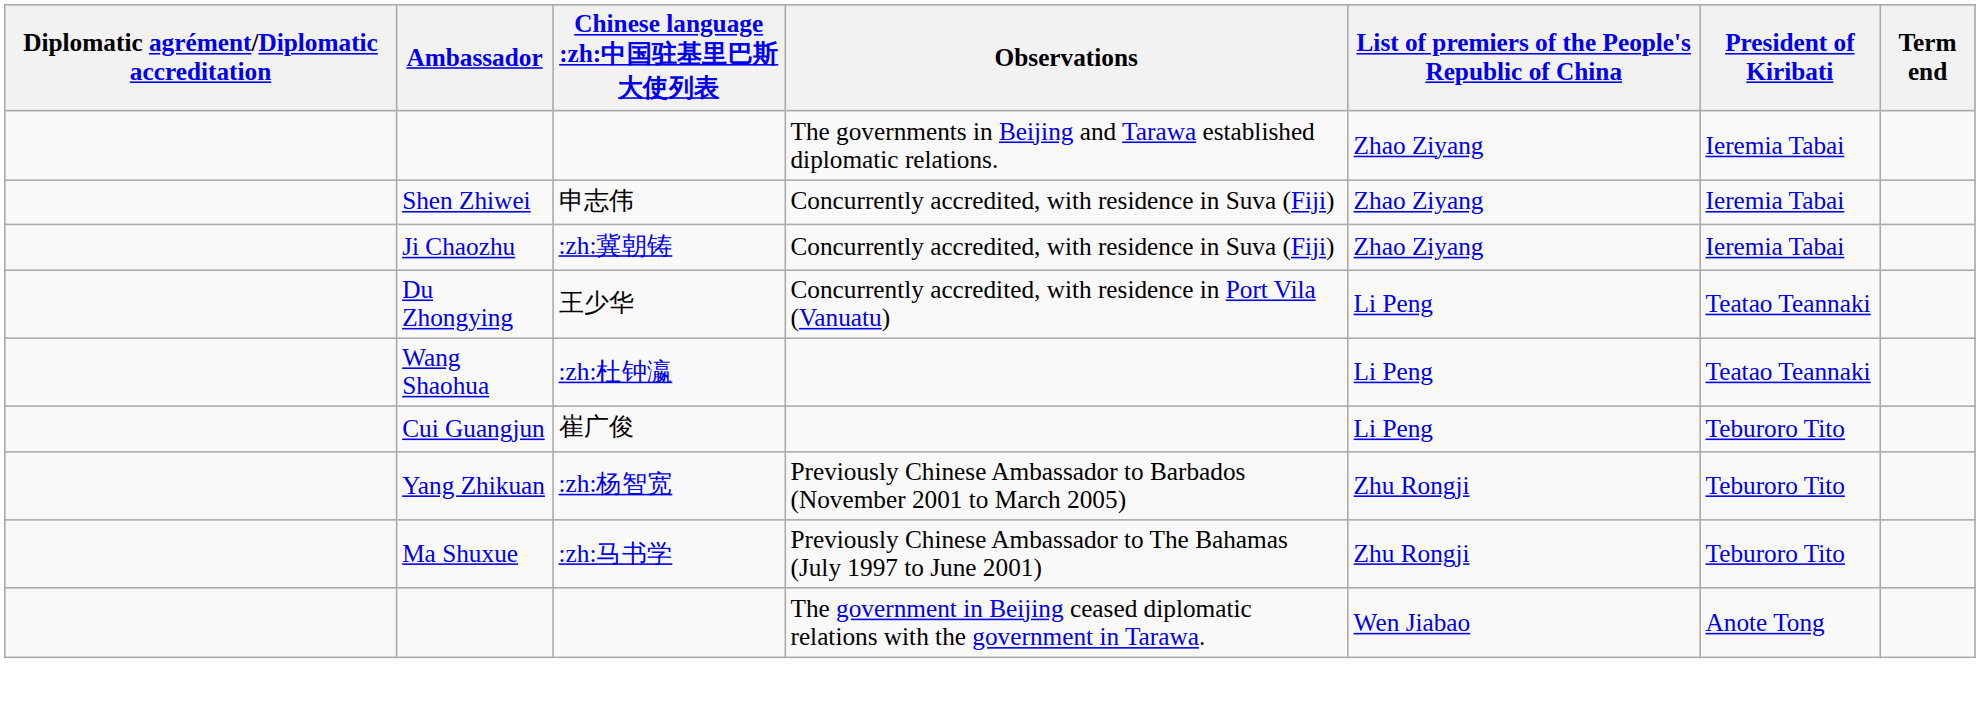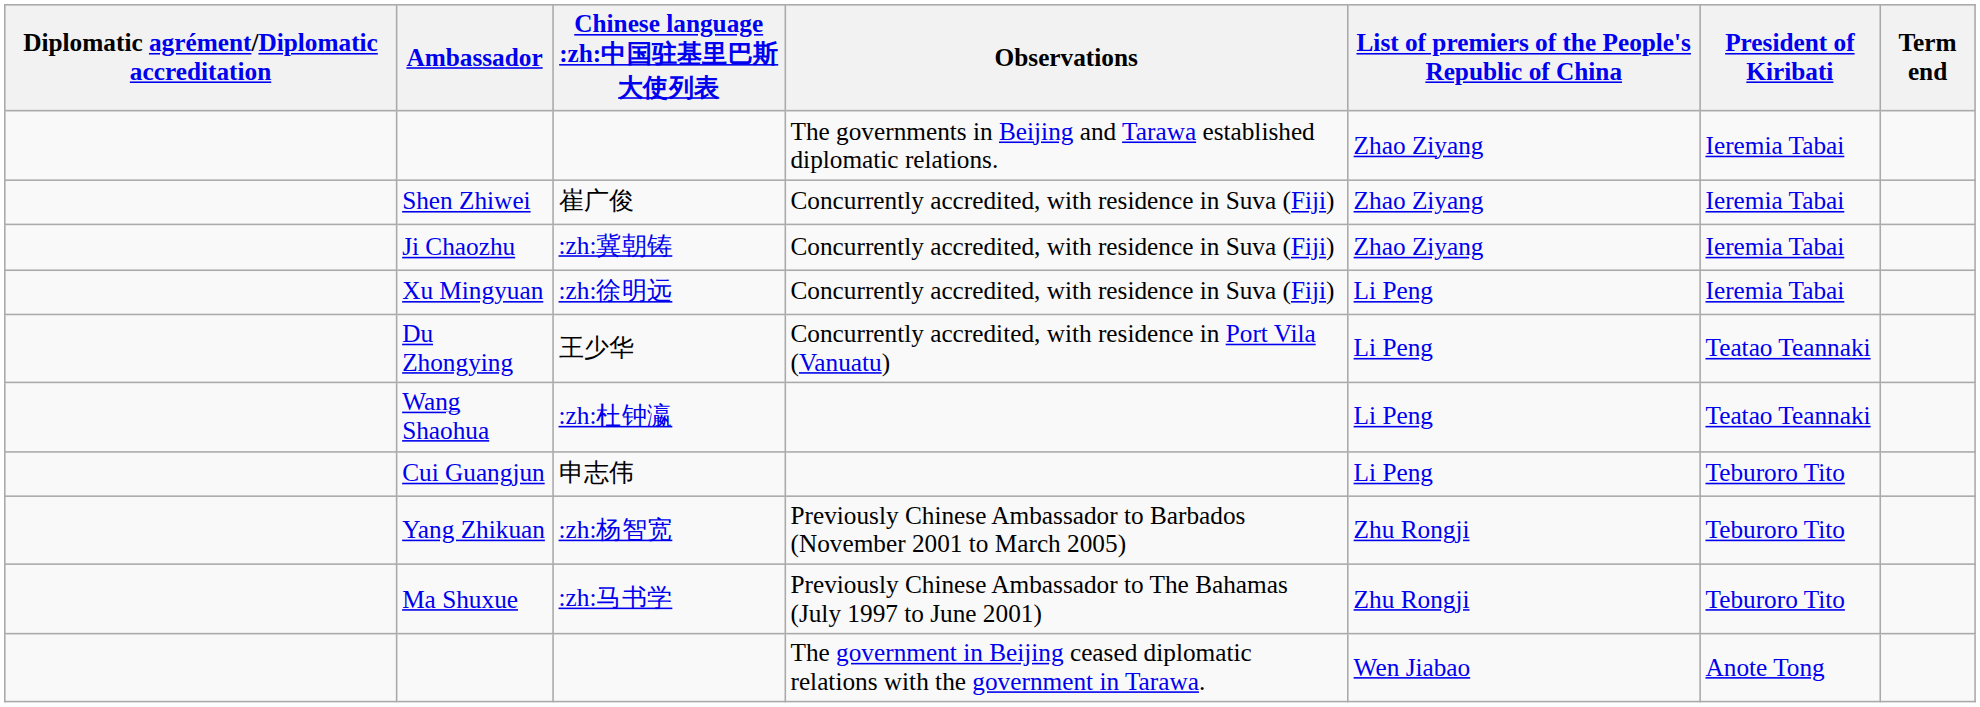(597, 201) 申志伟 -> (622, 201) 崔广俊
+ row: (473, 291)
(622, 427) 崔广俊 -> (597, 472) 申志伟
